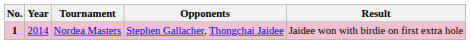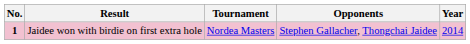columns swapped: (38, 13) <-> (376, 13)
